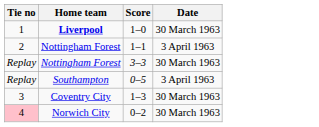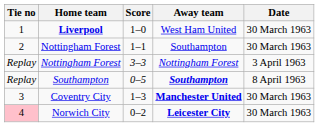+ column: (199, 12)
(188, 46) 3 April 1963 -> (279, 46) 30 March 1963
(188, 63) 30 March 1963 -> (279, 63) 3 April 1963
(188, 79) 3 April 1963 -> (279, 79) 8 April 1963
